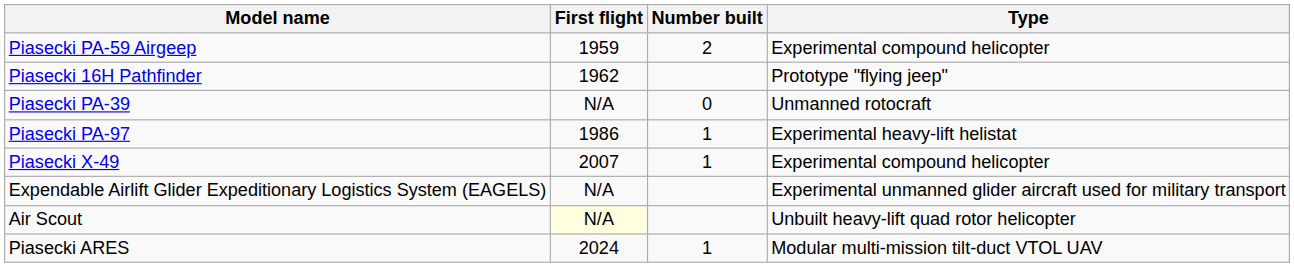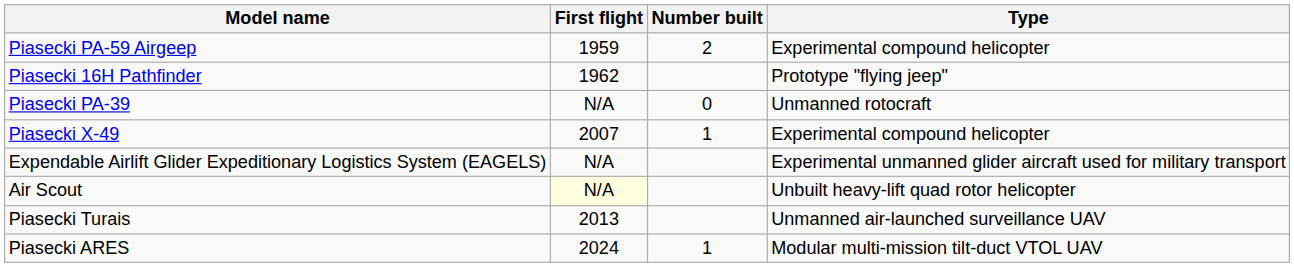- row: (69, 133)
+ row: (70, 219)
